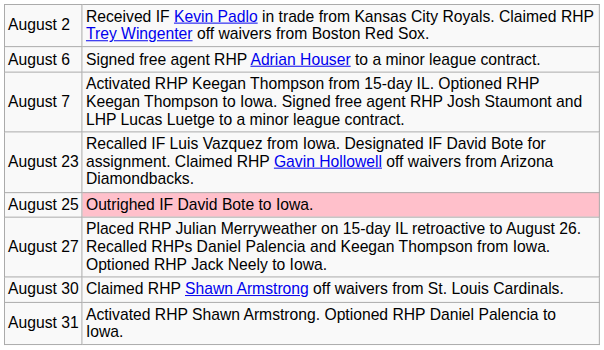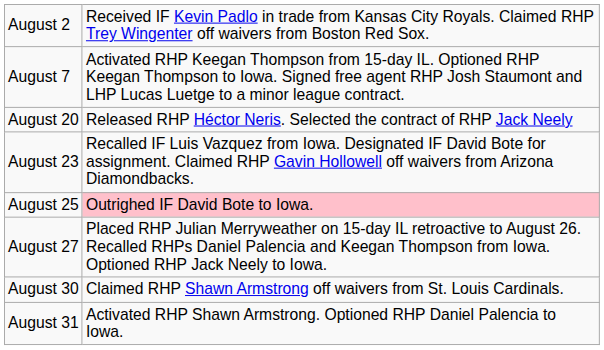- row: (39, 59)
+ row: (43, 119)
